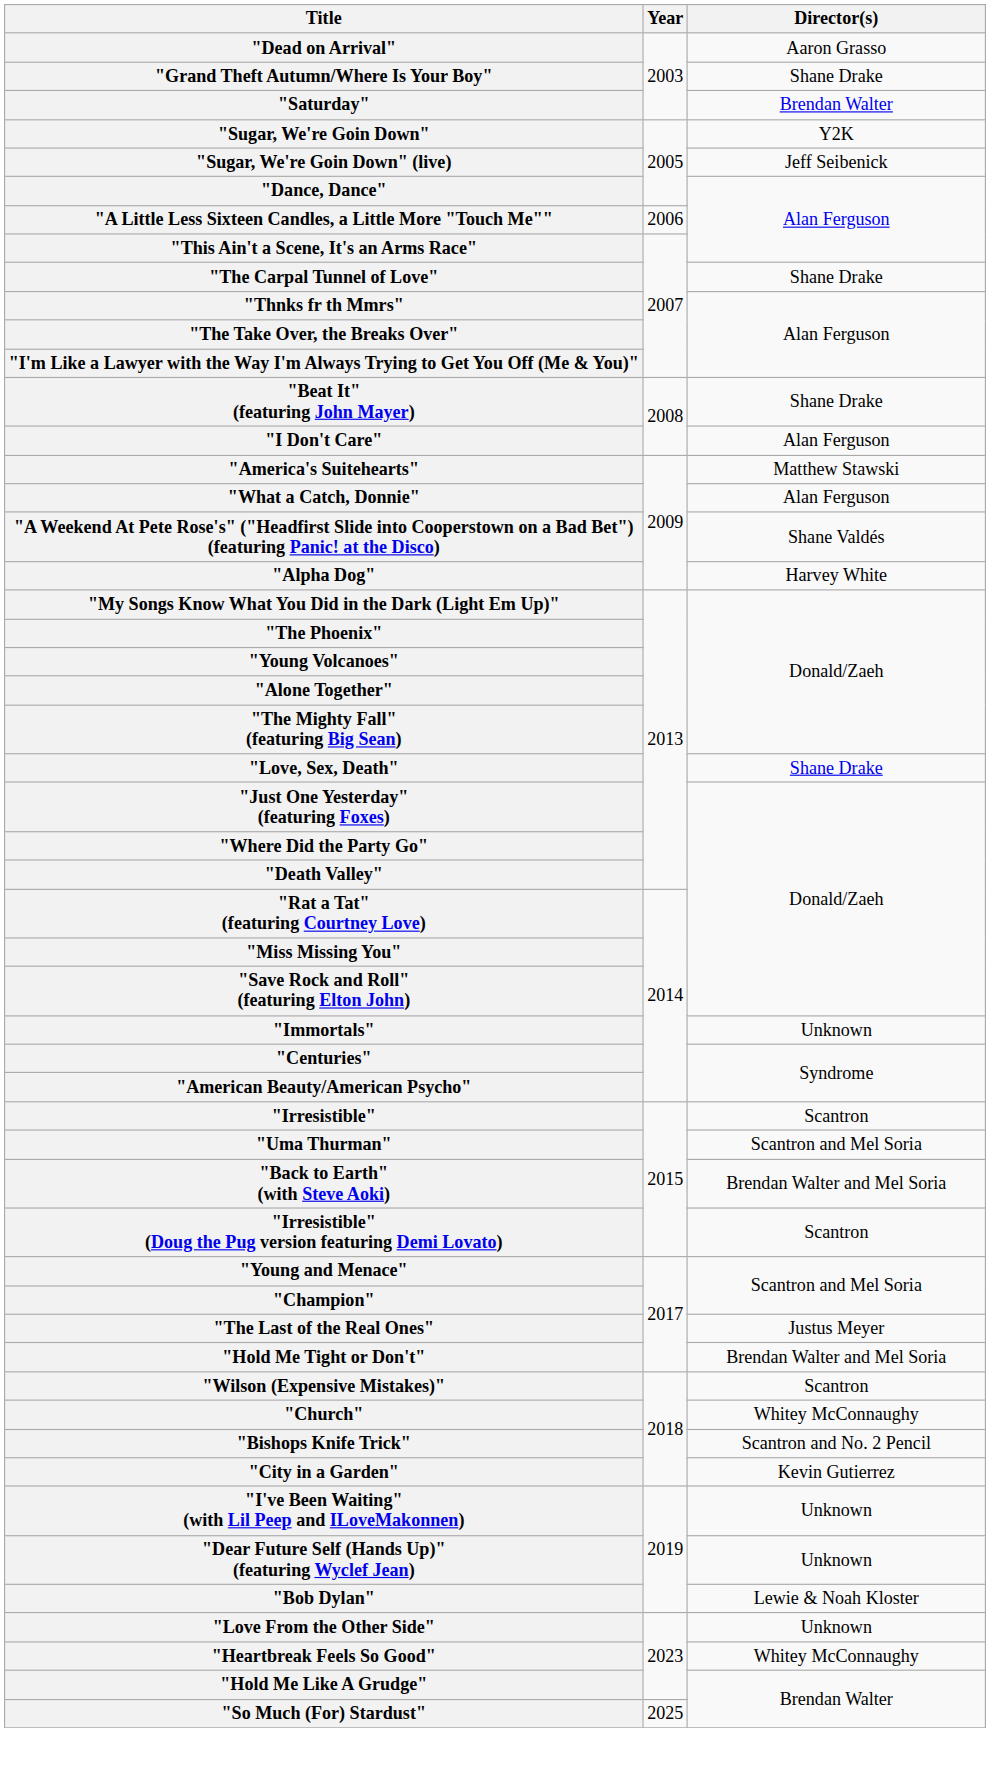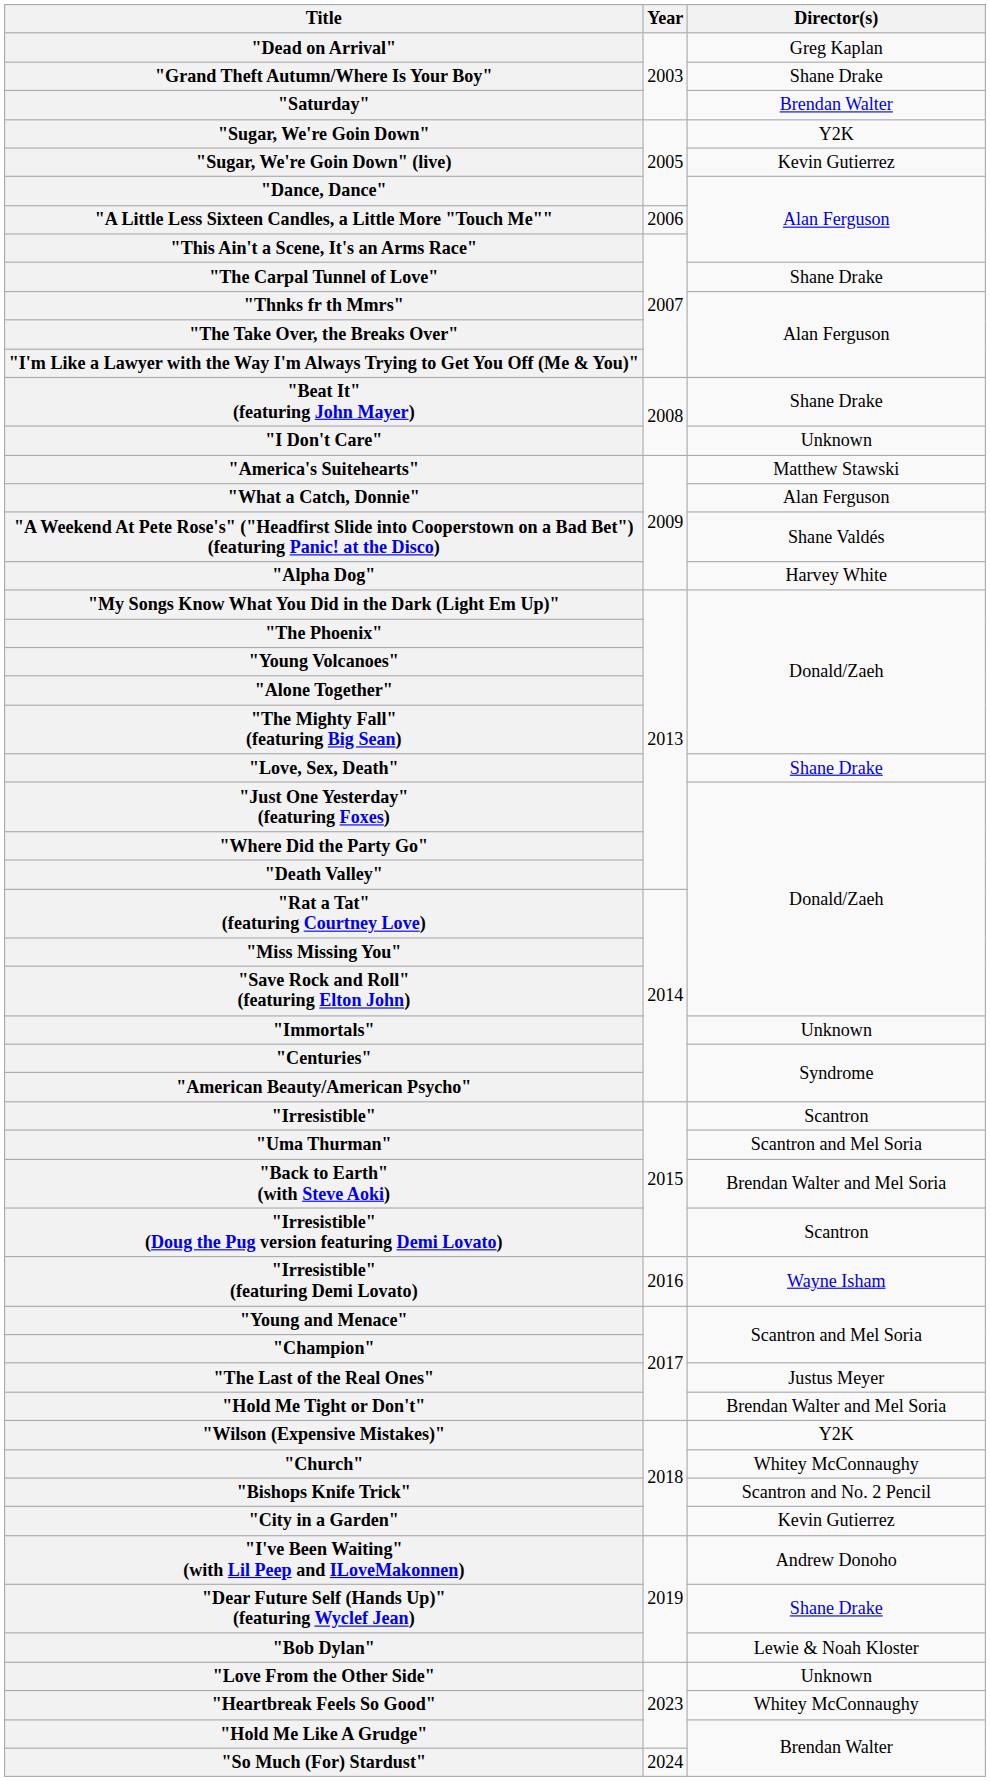(836, 47) Aaron Grasso -> (836, 47) Greg Kaplan
(836, 162) Jeff Seibenick -> (836, 162) Kevin Gutierrez
(836, 440) Alan Ferguson -> (836, 440) Unknown
+ row: (324, 1281)
(836, 1385) Scantron -> (836, 1434) Y2K
(836, 1510) Unknown -> (836, 1559) Andrew Donoho
(836, 1559) Unknown -> (836, 1608) Shane Drake
(665, 1713) 2025 -> (665, 1762) 2024
